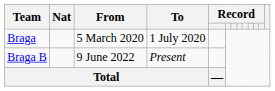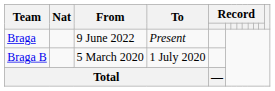(110, 38) 5 March 2020 -> (106, 38) 9 June 2022
(177, 38) 1 July 2020 -> (167, 38) Present
(106, 57) 9 June 2022 -> (110, 57) 5 March 2020
(167, 57) Present -> (177, 57) 1 July 2020
